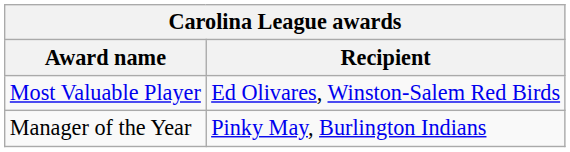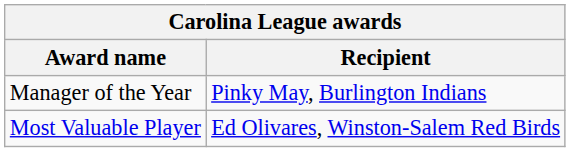rows swapped: (105, 92) <-> (101, 127)
